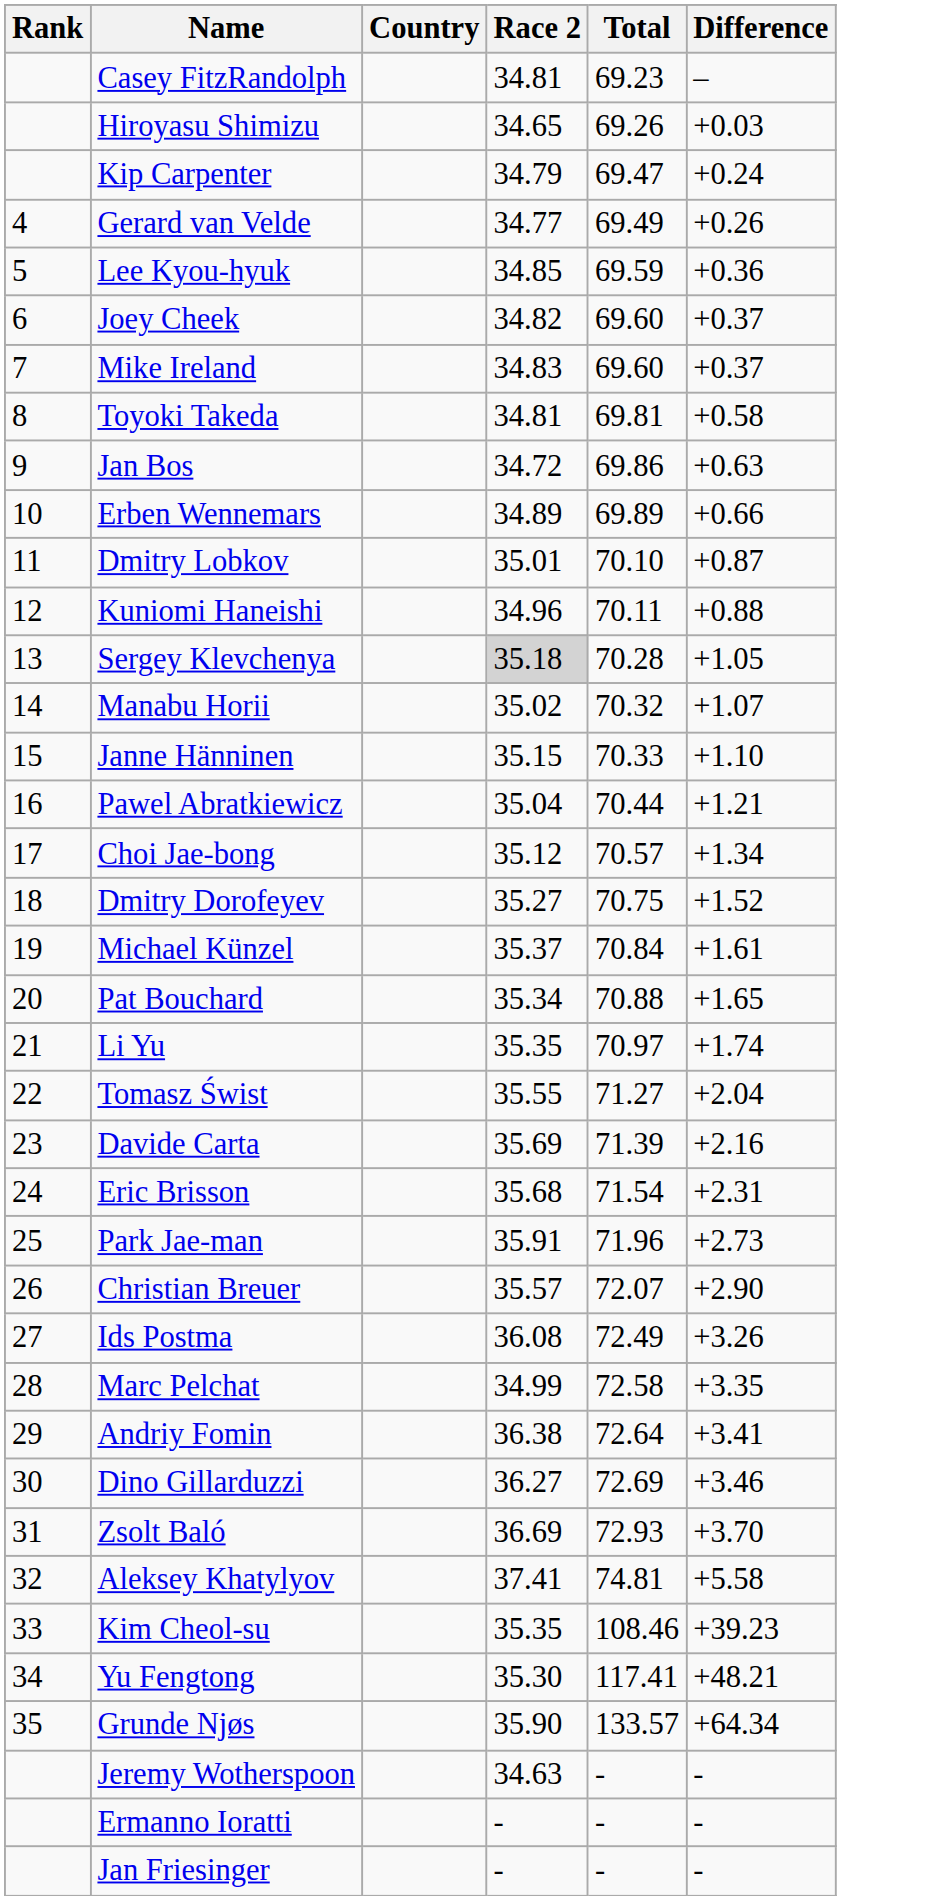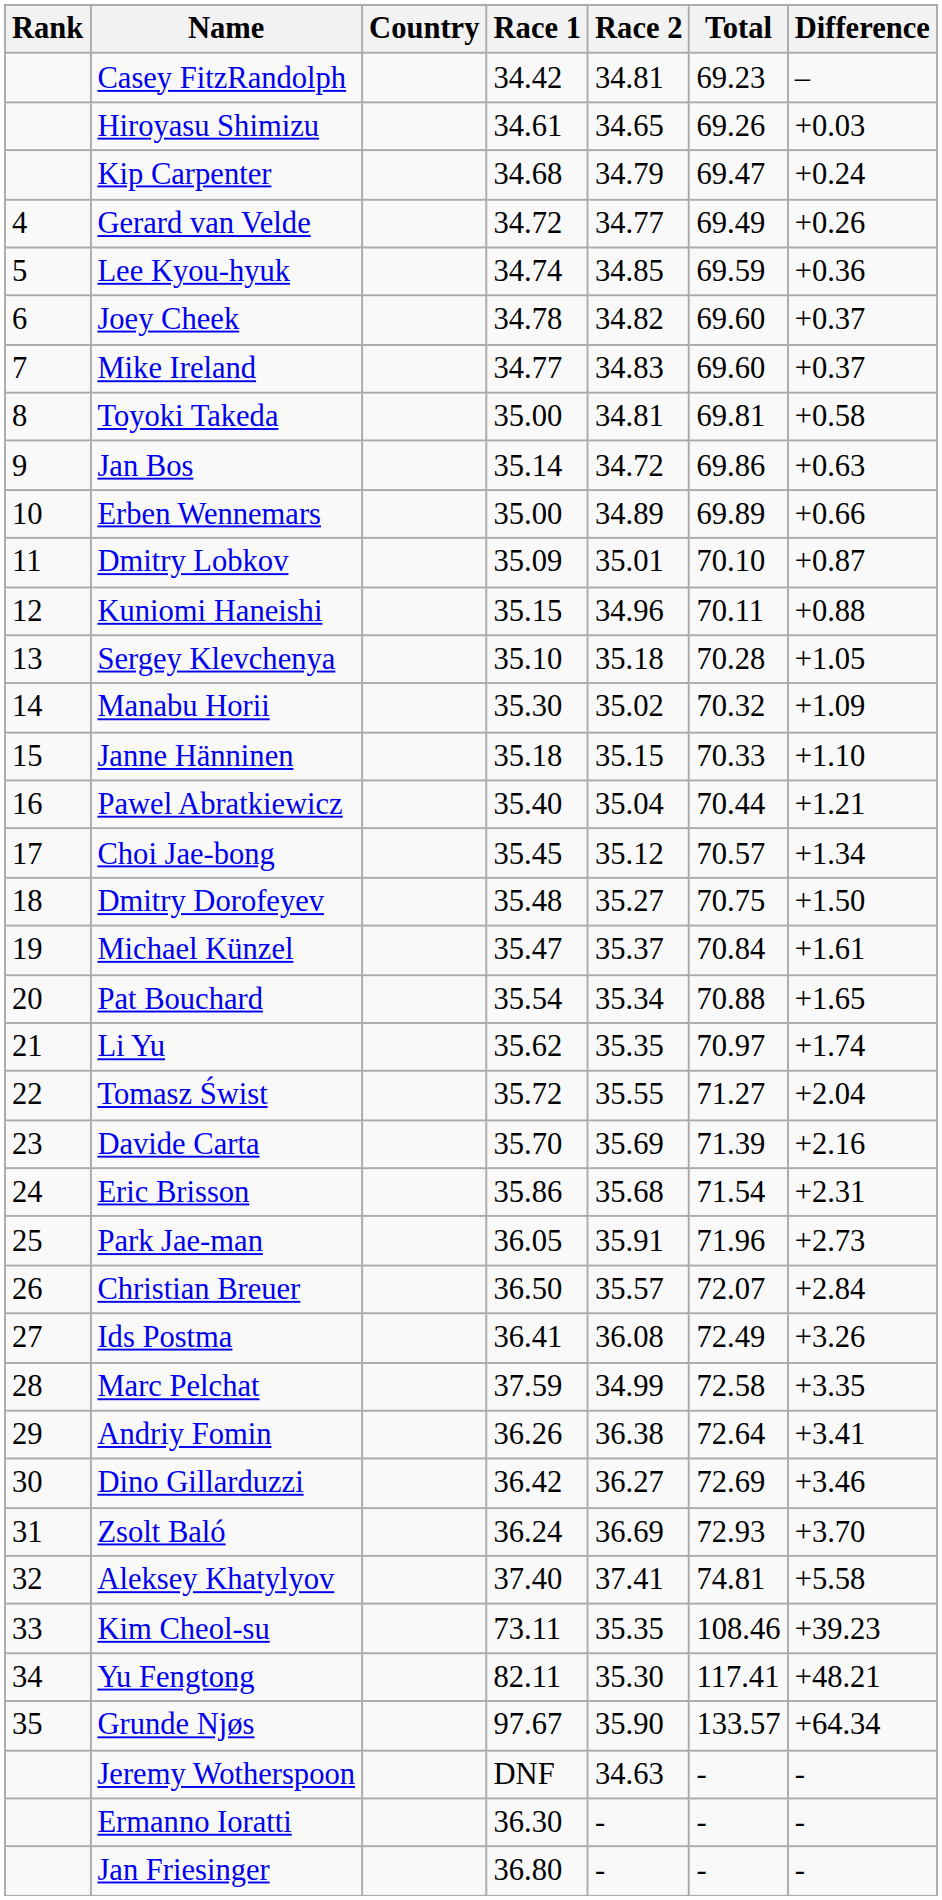+ column: (537, 28)
(528, 658) lightgrey background -> (629, 658) no background
(729, 707) +1.07 -> (830, 707) +1.09
(729, 901) +1.52 -> (830, 901) +1.50
(729, 1288) +2.90 -> (830, 1288) +2.84
